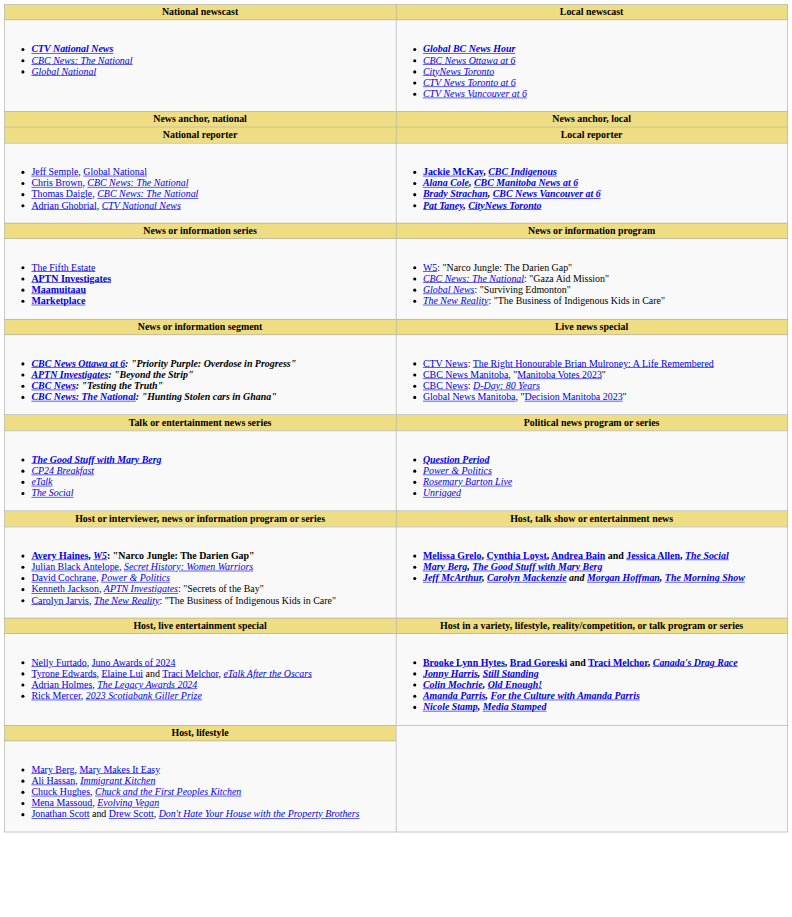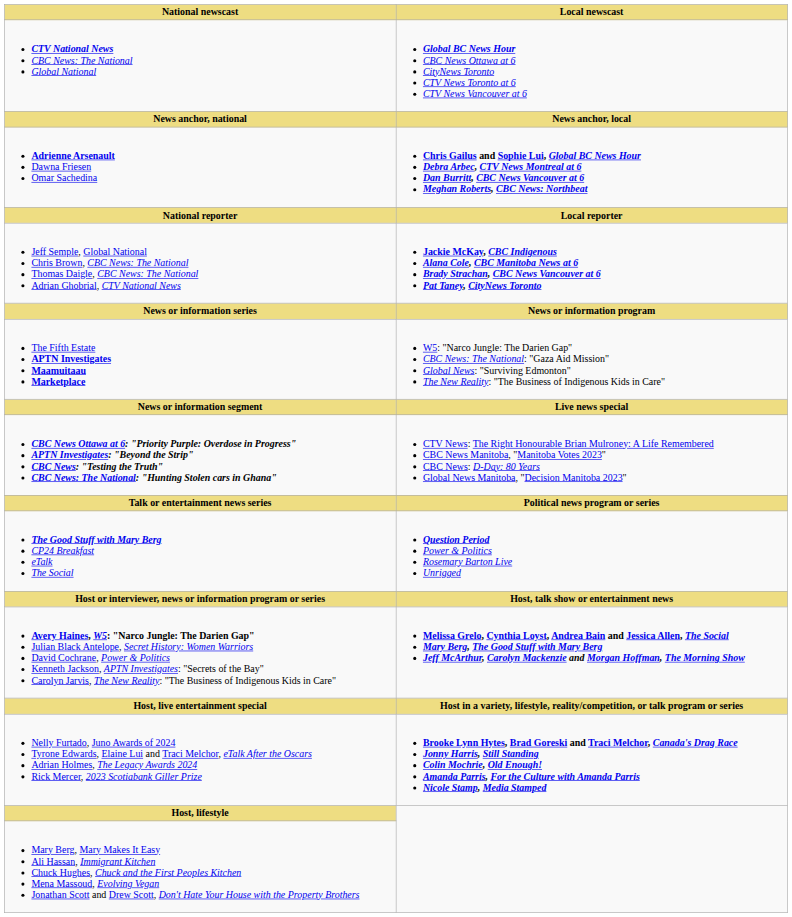+ row: (200, 167)
